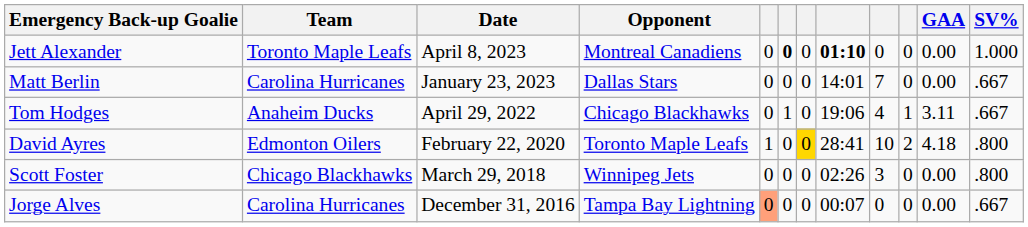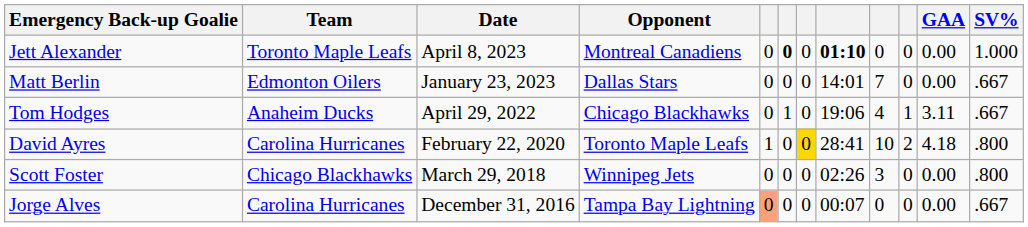(326, 81) Carolina Hurricanes -> (314, 81) Edmonton Oilers
(314, 143) Edmonton Oilers -> (326, 143) Carolina Hurricanes
